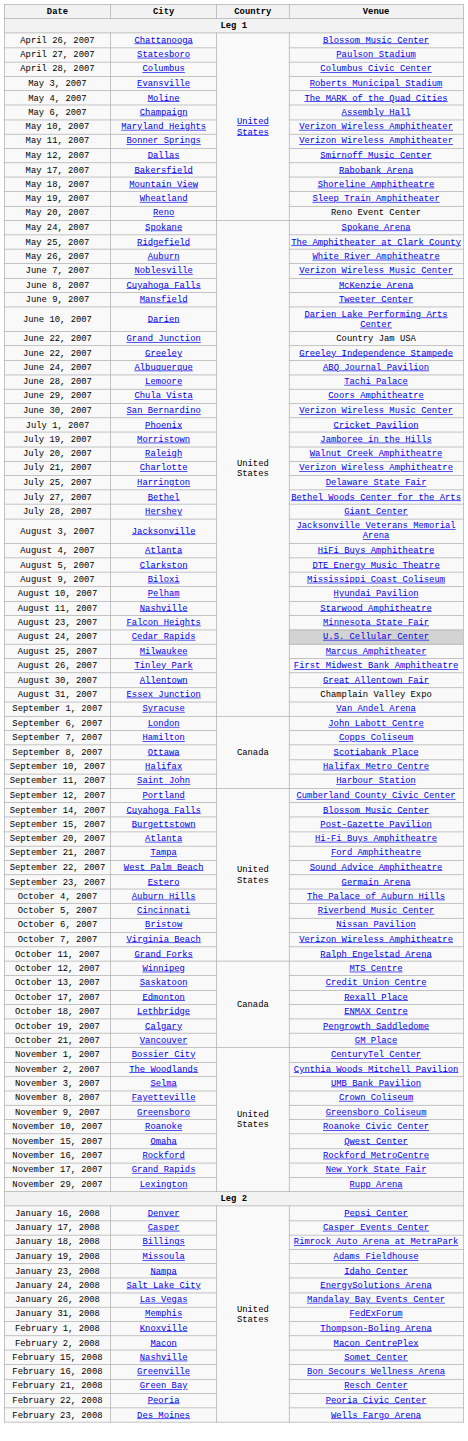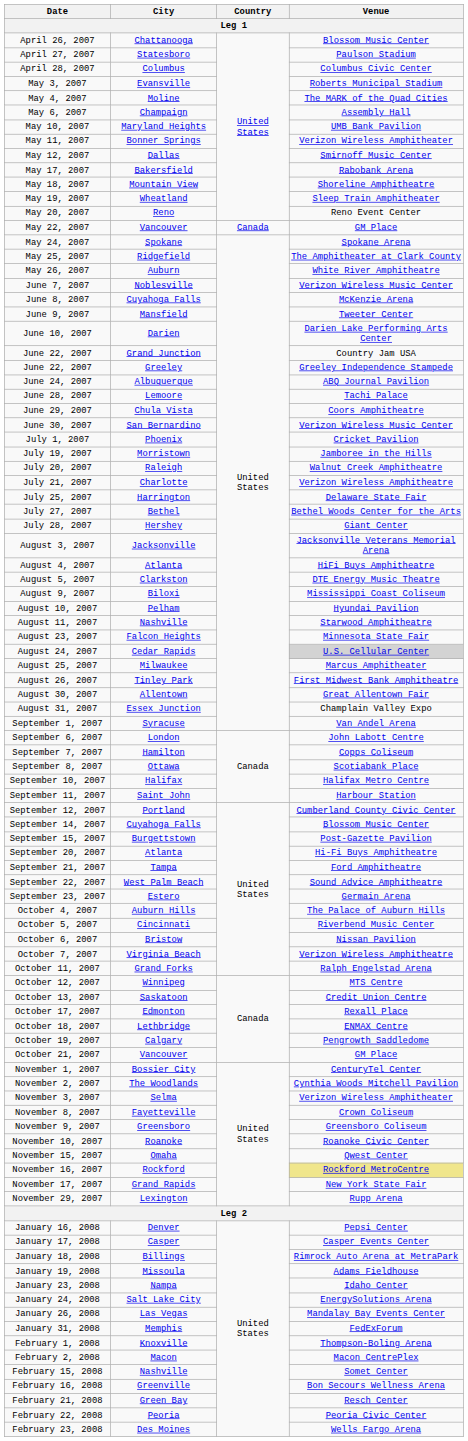(376, 127) Verizon Wireless Amphitheater -> (376, 127) UMB Bank Pavilion
+ row: (57, 228)
(376, 1084) UMB Bank Pavilion -> (376, 1098) Verizon Wireless Amphitheater
(376, 1156) no background -> (376, 1170) khaki background
